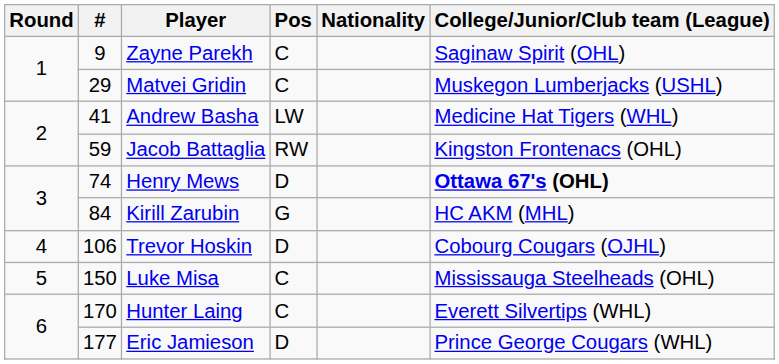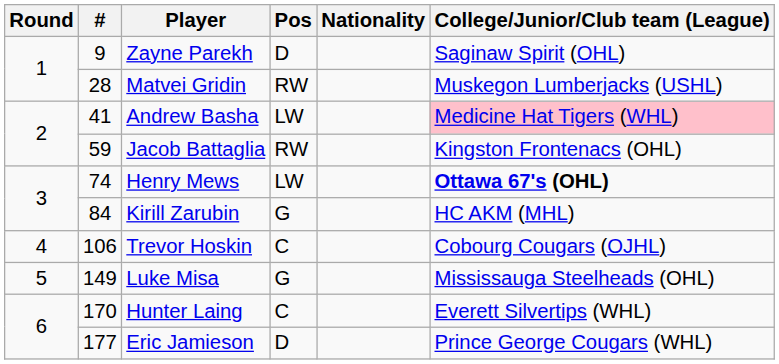(282, 52) C -> (282, 52) D
(100, 85) 29 -> (100, 85) 28
(282, 85) C -> (291, 85) RW
(556, 117) no background -> (556, 117) pink background
(282, 181) D -> (289, 181) LW
(282, 246) D -> (282, 246) C
(100, 278) 150 -> (100, 278) 149
(282, 278) C -> (283, 278) G
